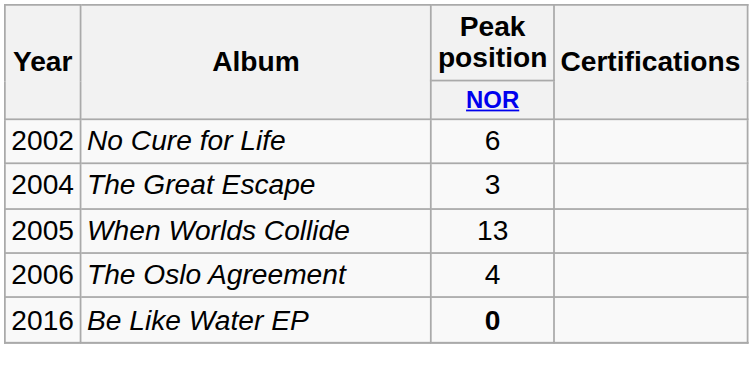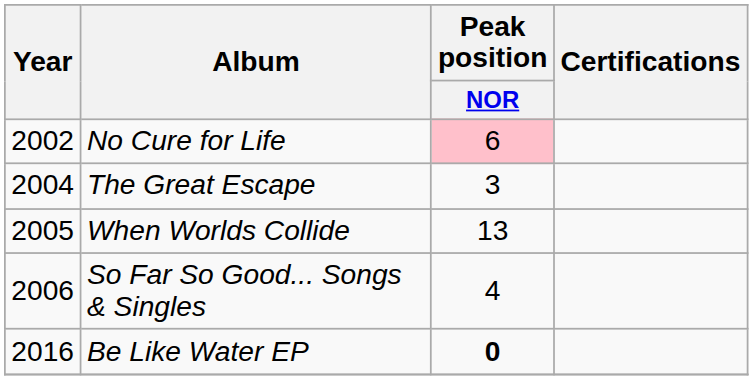(493, 140) no background -> (493, 140) pink background
+ row: (244, 290)
- row: (216, 274)
